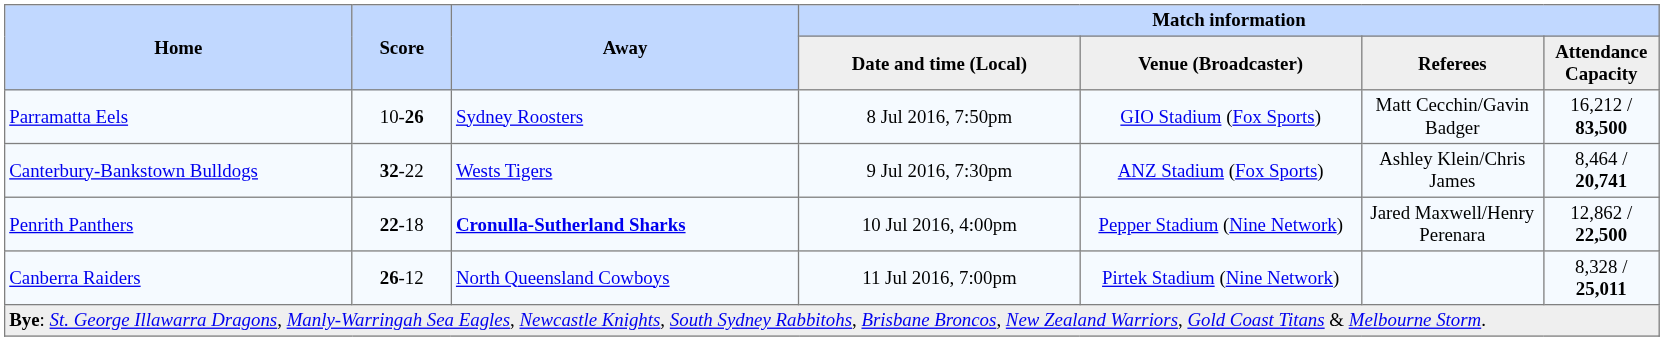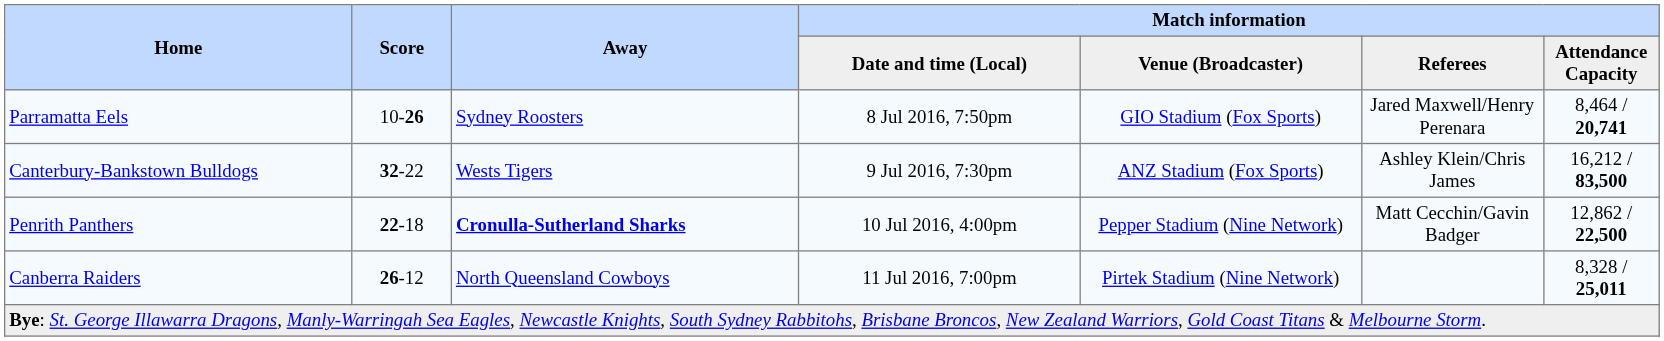(1452, 116) Matt Cecchin/Gavin Badger -> (1452, 116) Jared Maxwell/Henry Perenara
(1601, 116) 16,212 / 83,500 -> (1601, 116) 8,464 / 20,741
(1601, 170) 8,464 / 20,741 -> (1601, 170) 16,212 / 83,500
(1452, 223) Jared Maxwell/Henry Perenara -> (1452, 223) Matt Cecchin/Gavin Badger
